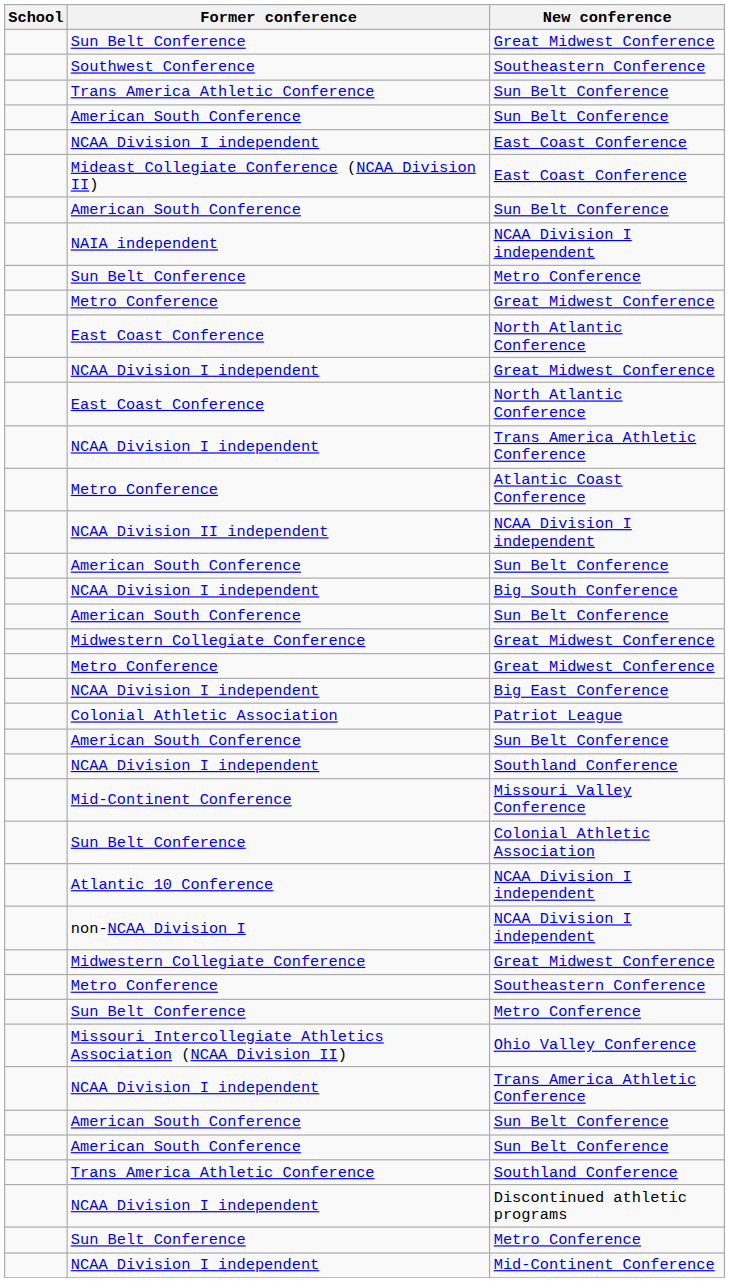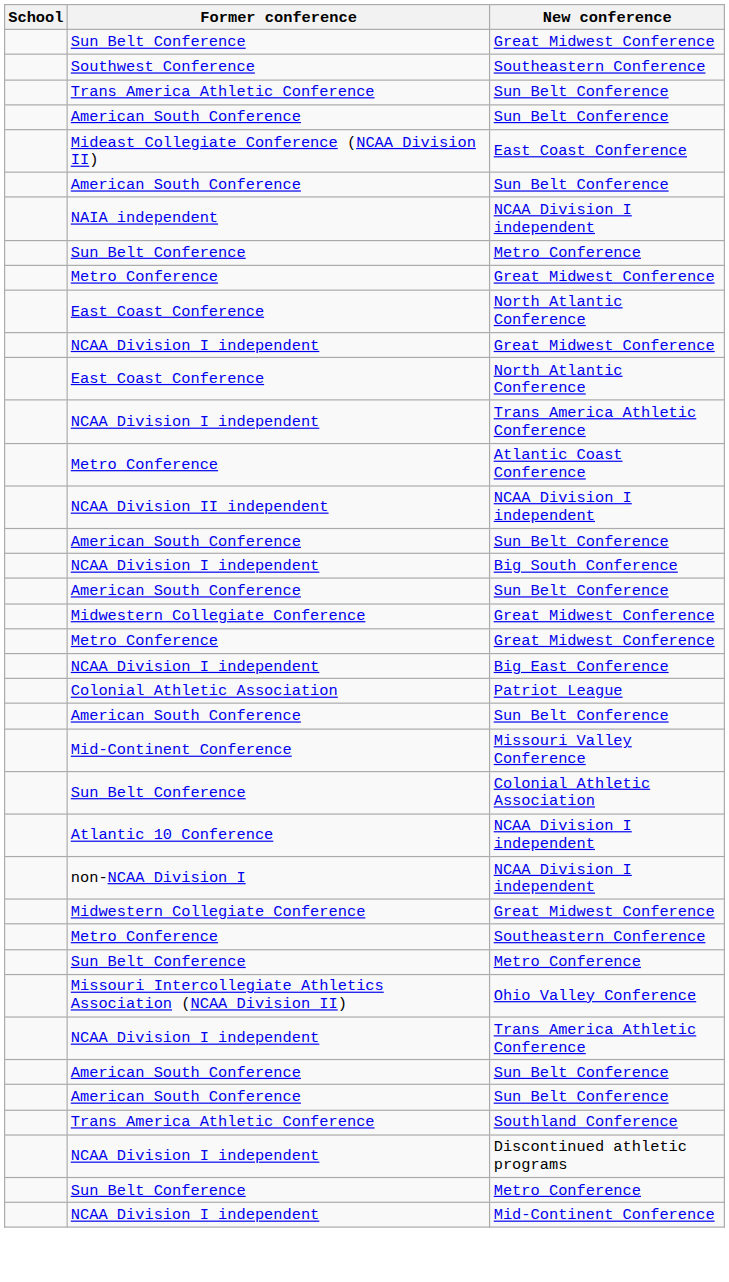- row: (195, 142)
- row: (195, 766)
